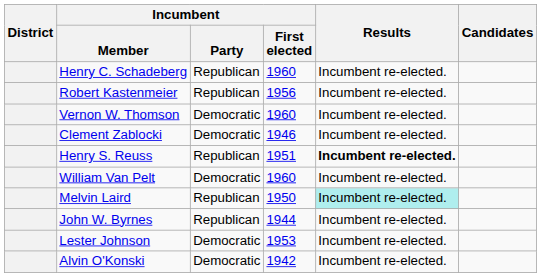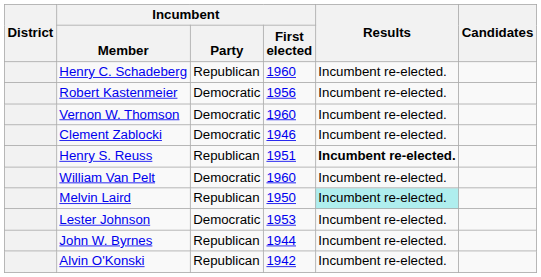(226, 93) Republican -> (227, 93) Democratic
rows swapped: (106, 219) <-> (105, 240)
(227, 261) Democratic -> (226, 261) Republican
